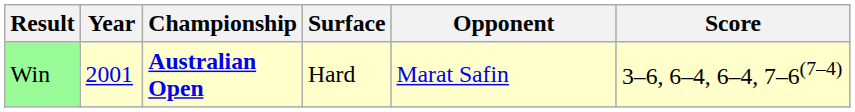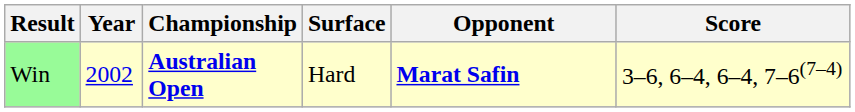(109, 74) 2001 -> (109, 74) 2002
(453, 74) normal -> (458, 74) bold
